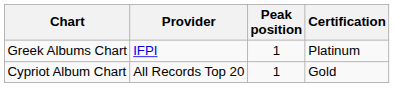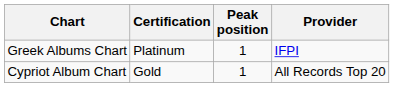columns swapped: (189, 22) <-> (347, 22)
